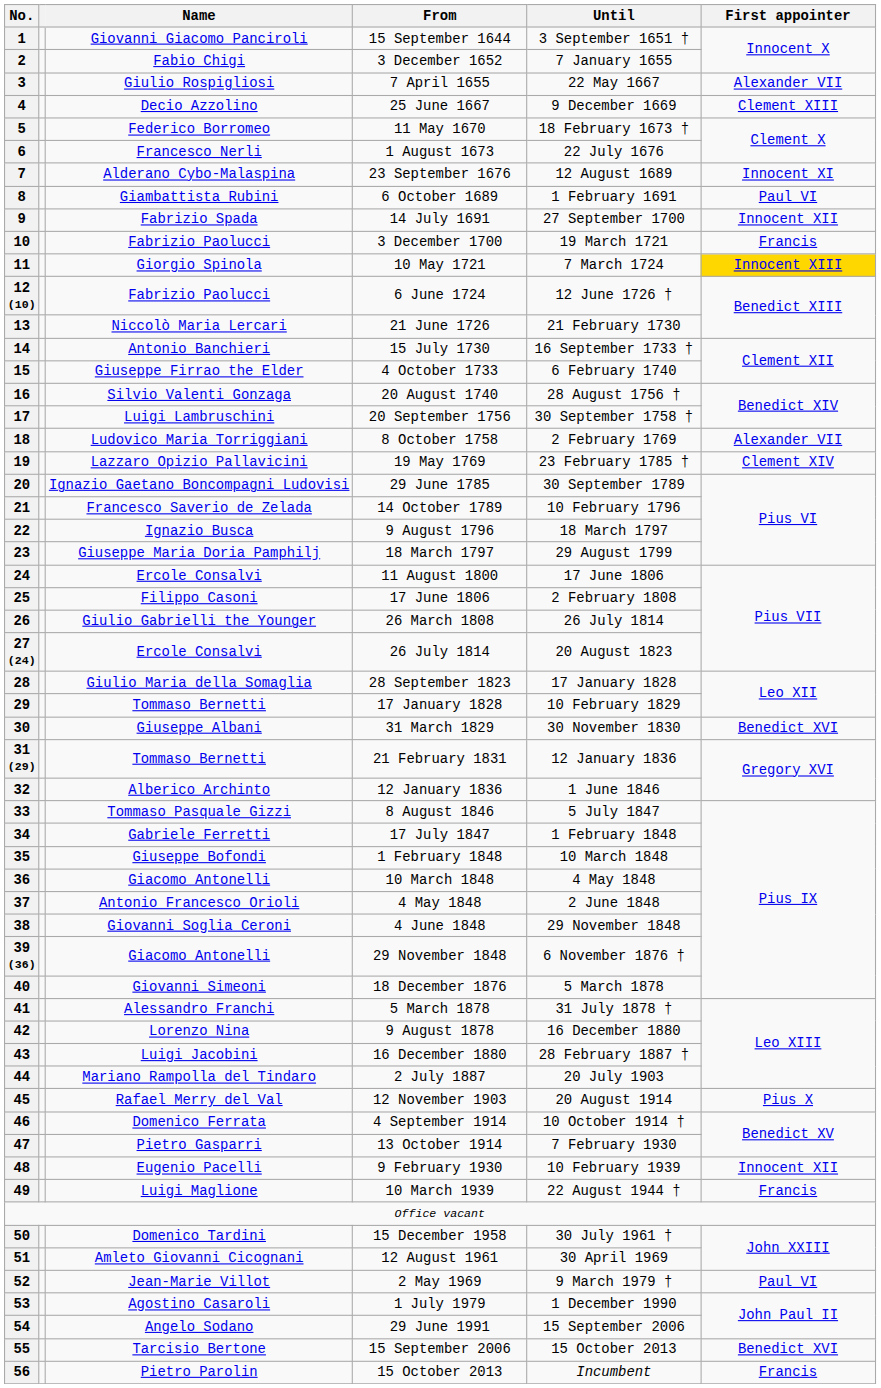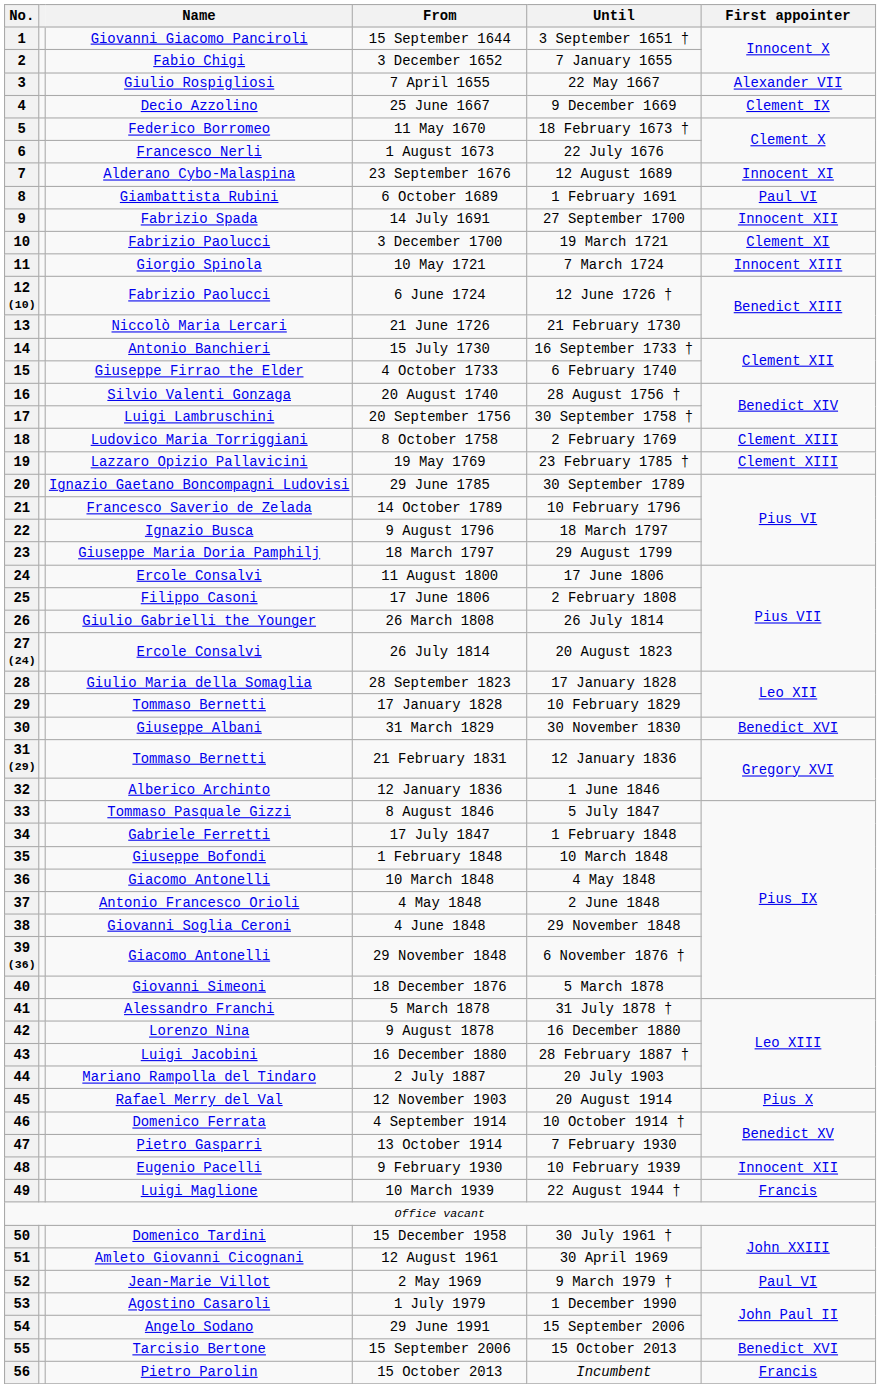(788, 107) Clement XIII -> (788, 107) Clement IX
(788, 243) Francis -> (788, 243) Clement XI
(788, 265) gold background -> (788, 265) no background
(788, 440) Alexander VII -> (788, 440) Clement XIII
(788, 463) Clement XIV -> (788, 463) Clement XIII
